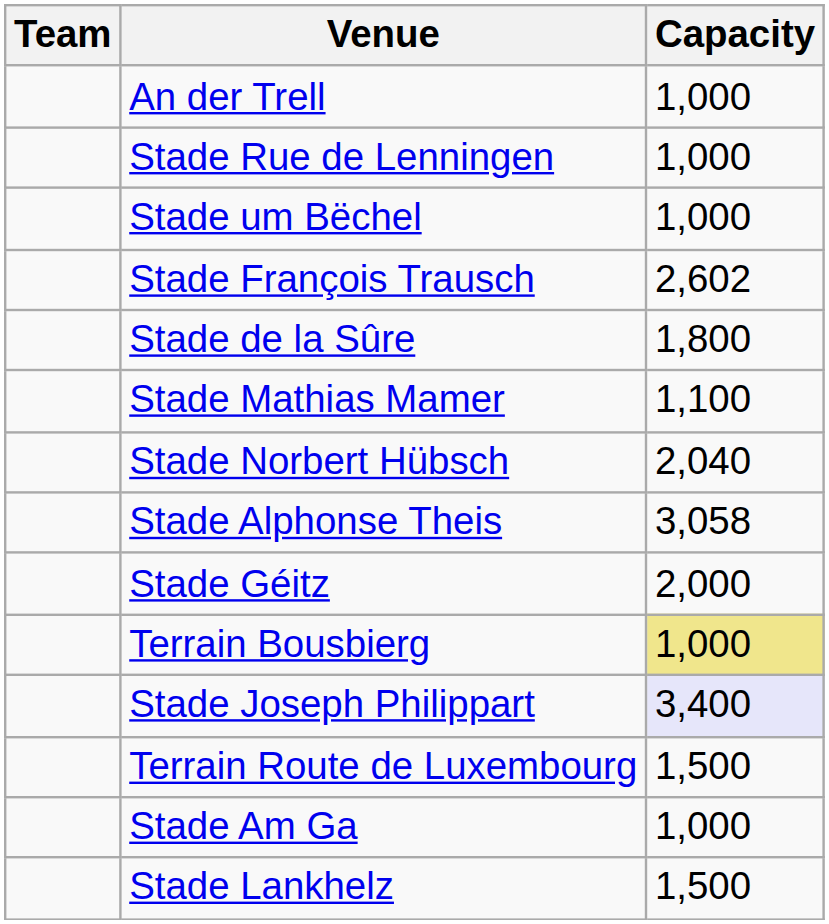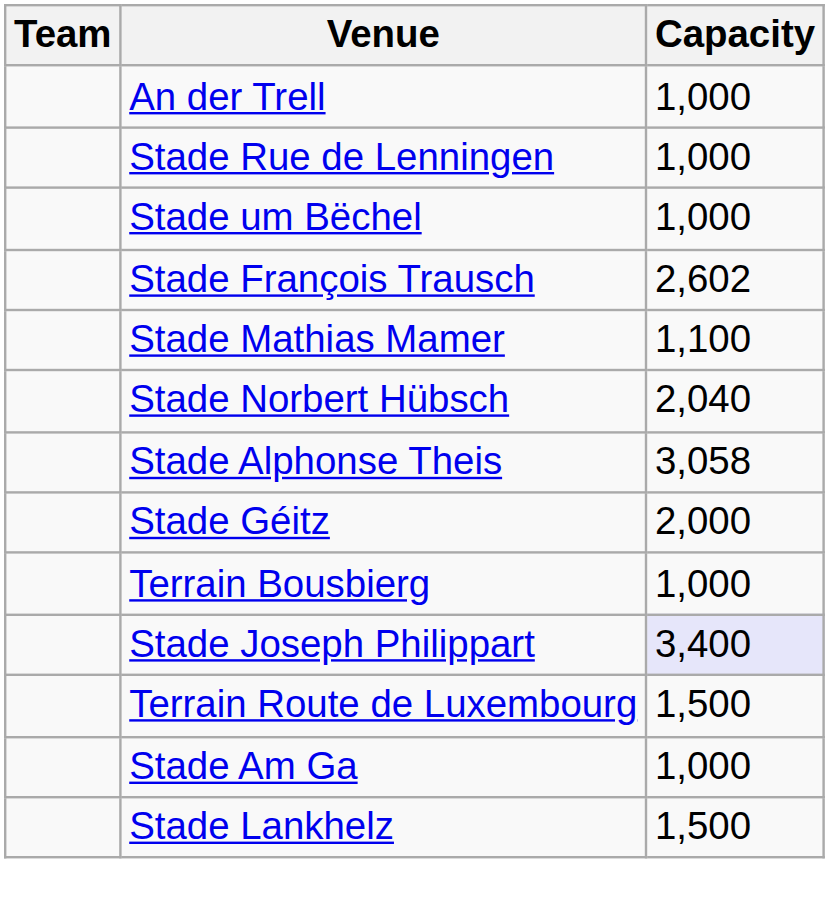- row: (272, 339)
(703, 643) khaki background -> (703, 583) no background
